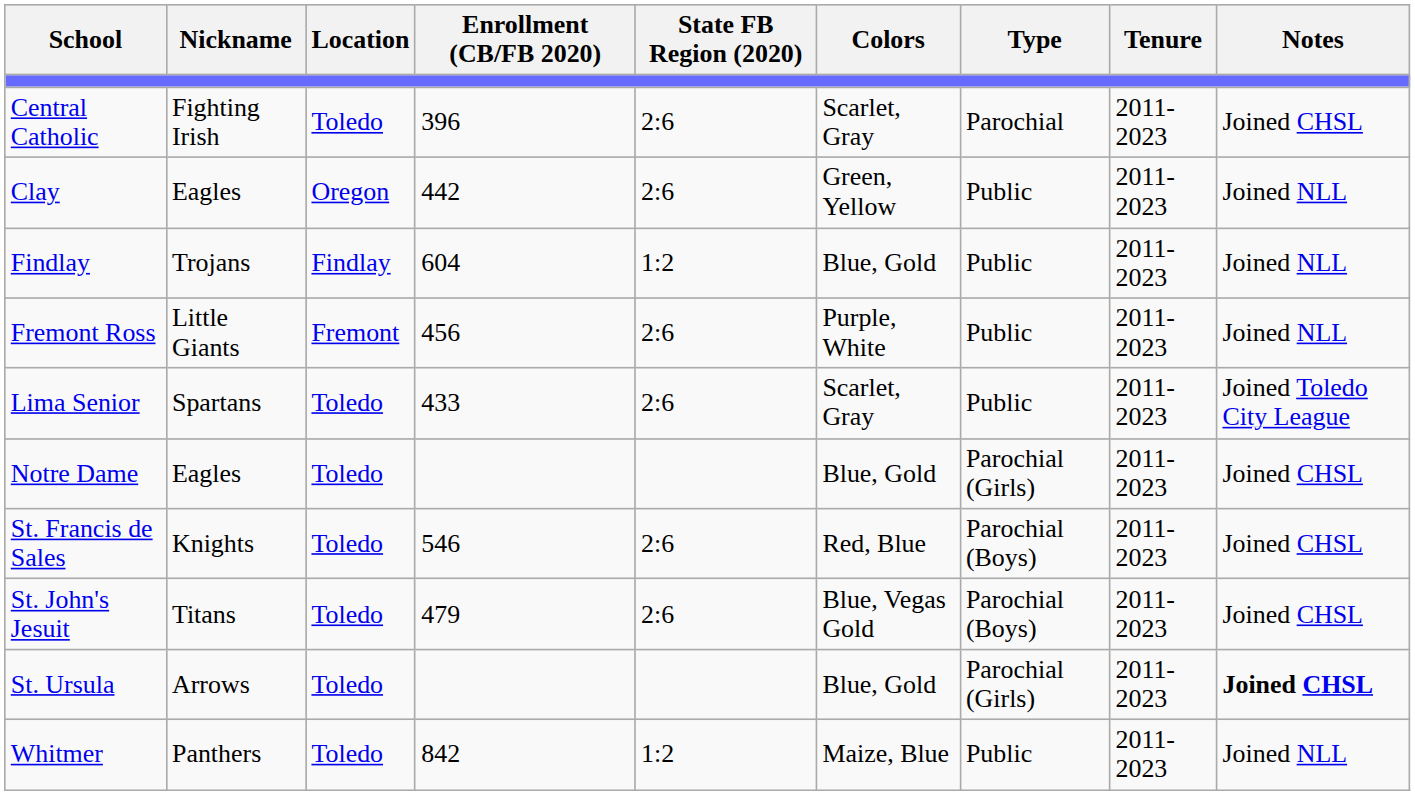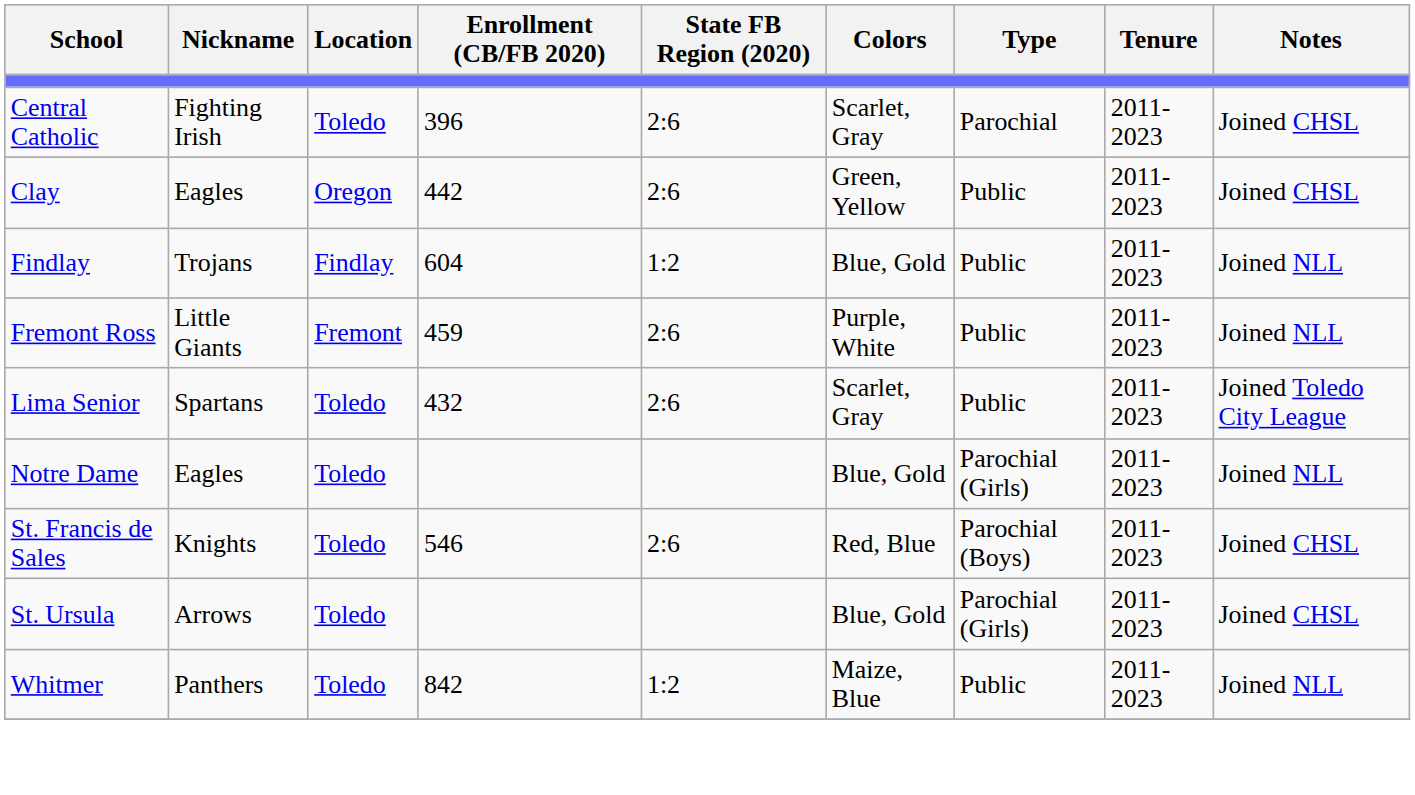(1285, 192) Joined NLL -> (1289, 192) Joined CHSL
(441, 332) 456 -> (444, 332) 459
(441, 402) 433 -> (444, 402) 432
(1293, 473) Joined CHSL -> (1281, 473) Joined NLL
- row: (60, 613)
(1298, 683) bold -> (1289, 613) normal
